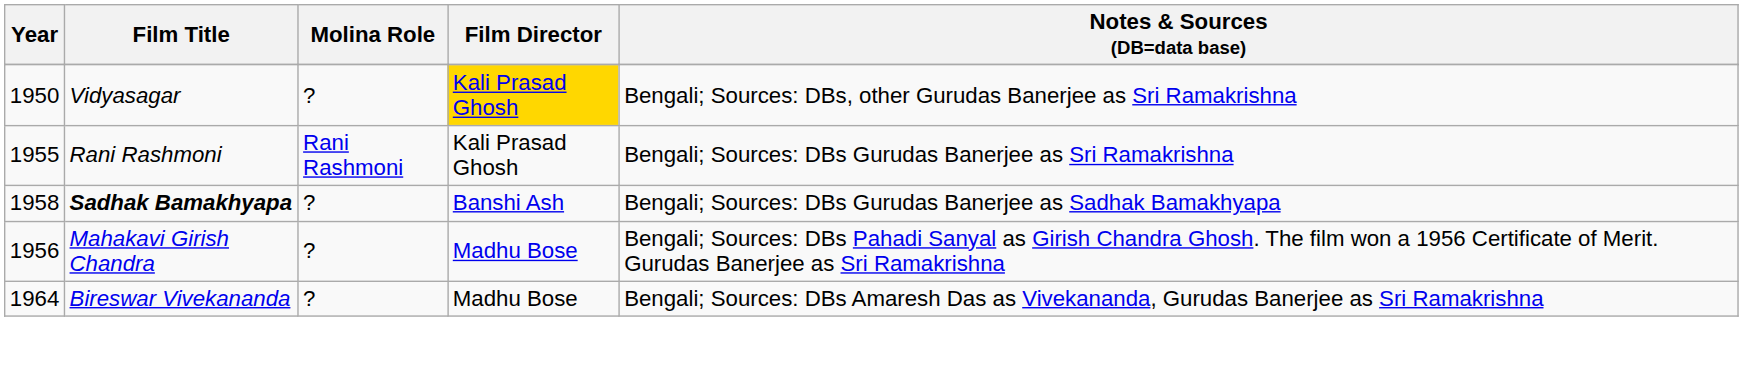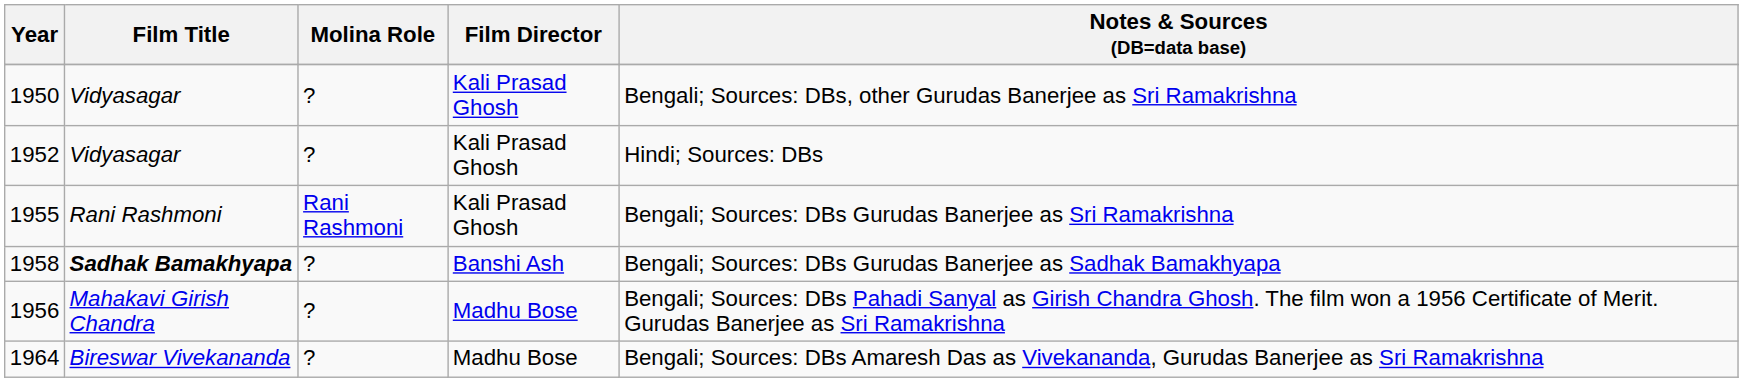(510, 94) gold background -> (510, 94) no background
+ row: (35, 155)
